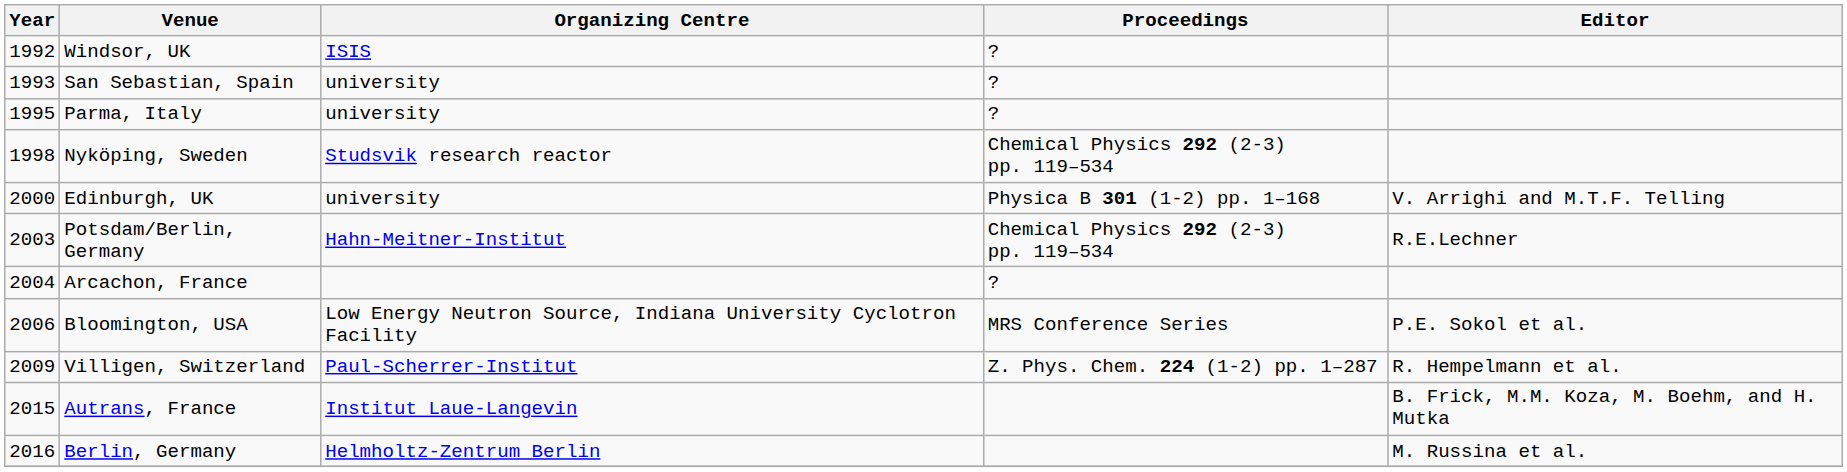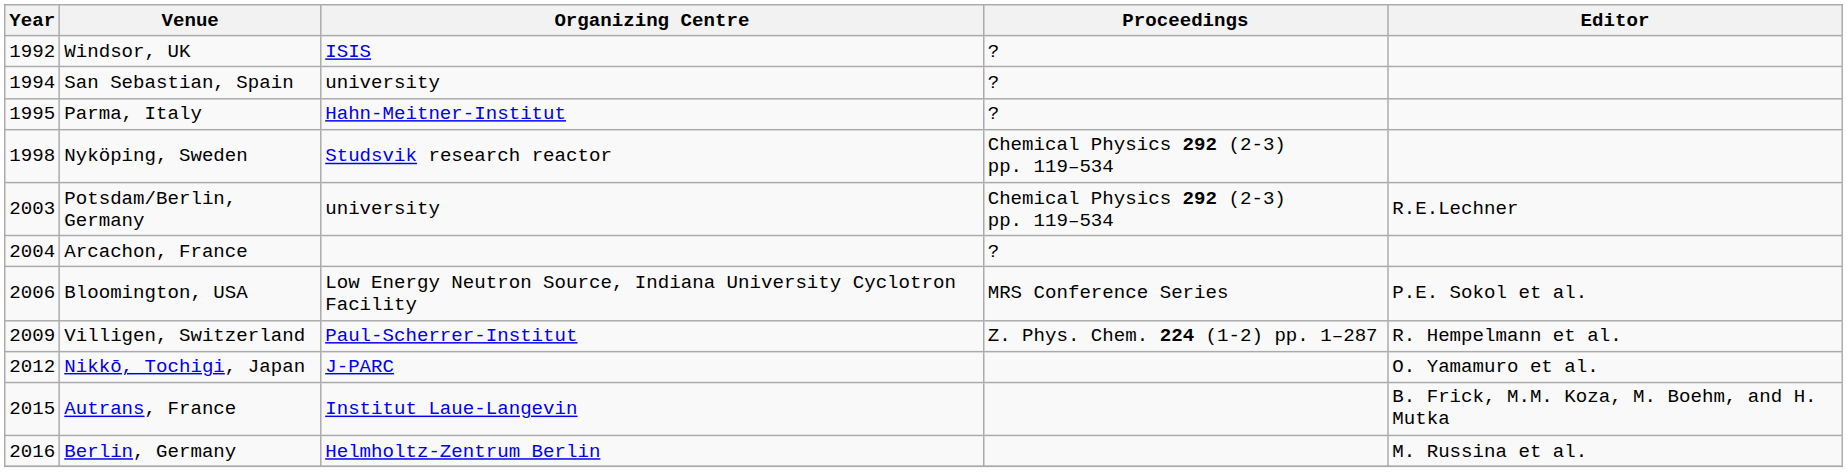(32, 83) 1993 -> (32, 83) 1994
(383, 114) university -> (446, 114) Hahn-Meitner-Institut
- row: (139, 198)
(446, 240) Hahn-Meitner-Institut -> (383, 209) university
+ row: (185, 367)
